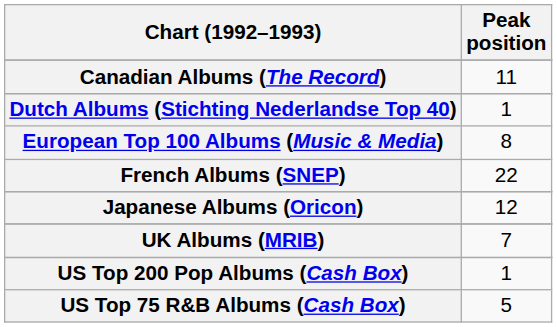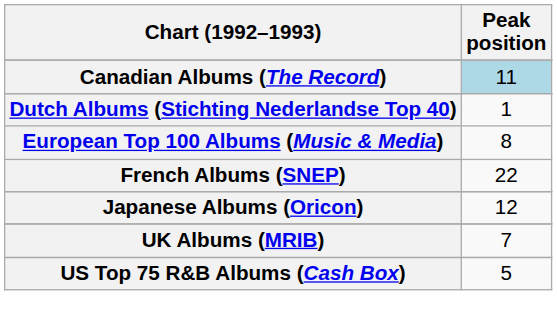(506, 76) no background -> (506, 76) lightblue background
- row: (233, 273)
